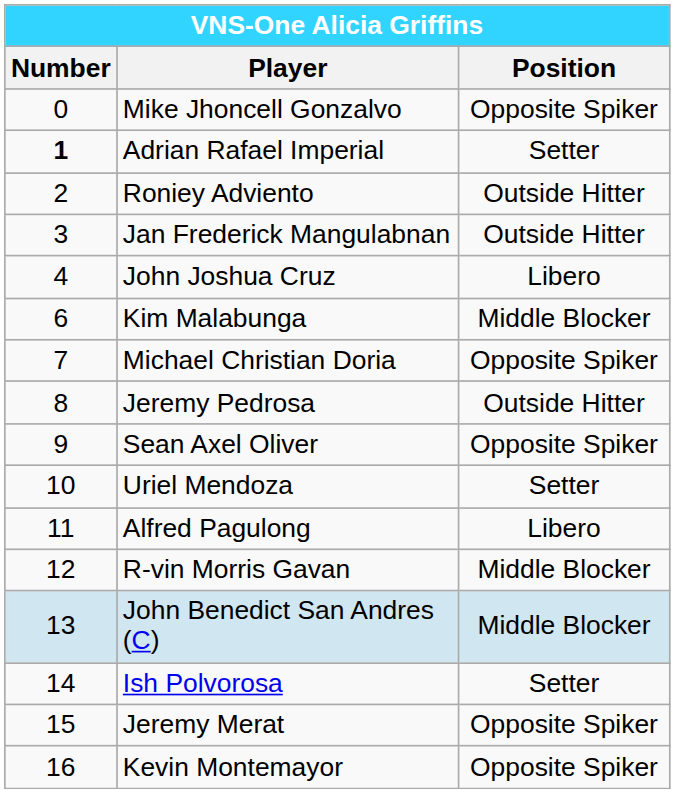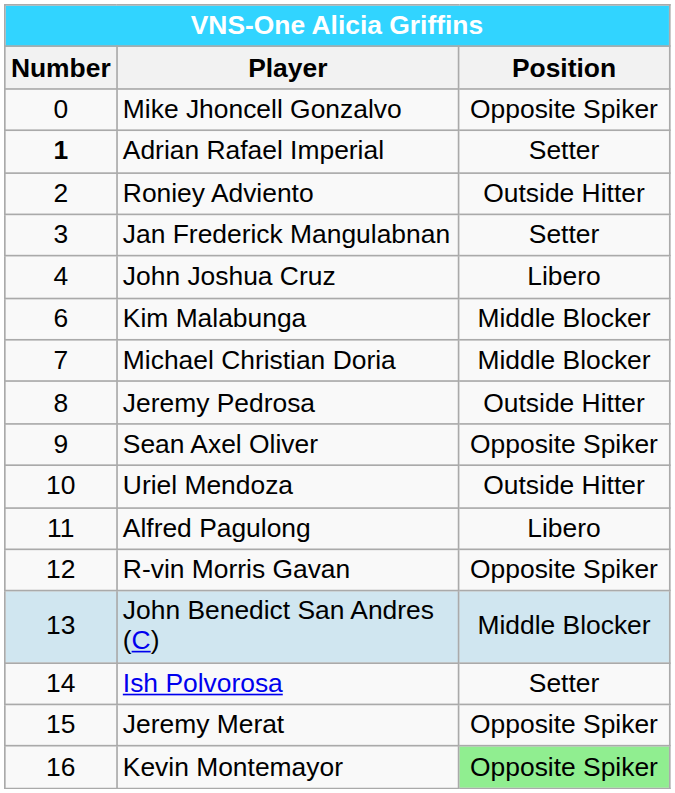(564, 234) Outside Hitter -> (564, 234) Setter
(564, 360) Opposite Spiker -> (564, 360) Middle Blocker
(564, 485) Setter -> (564, 485) Outside Hitter
(564, 569) Middle Blocker -> (564, 569) Opposite Spiker
(564, 766) no background -> (564, 766) lightgreen background
